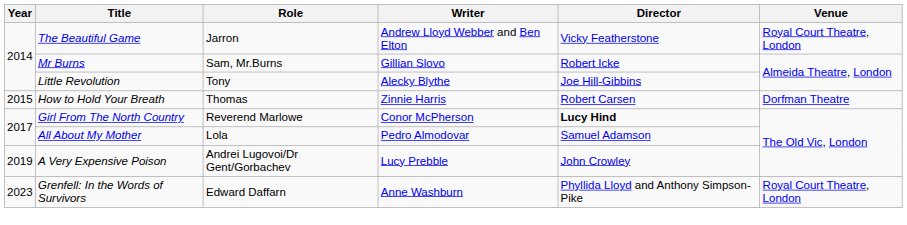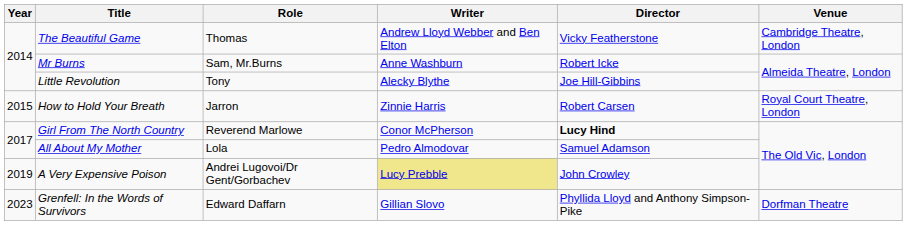(222, 38) Jarron -> (227, 38) Thomas
(816, 38) Royal Court Theatre, London -> (813, 38) Cambridge Theatre, London
(413, 63) Gillian Slovo -> (421, 63) Anne Washburn
(227, 99) Thomas -> (222, 106) Jarron
(806, 99) Dorfman Theatre -> (815, 106) Royal Court Theatre, London
(414, 160) no background -> (414, 173) khaki background
(422, 192) Anne Washburn -> (412, 205) Gillian Slovo
(816, 192) Royal Court Theatre, London -> (805, 205) Dorfman Theatre
